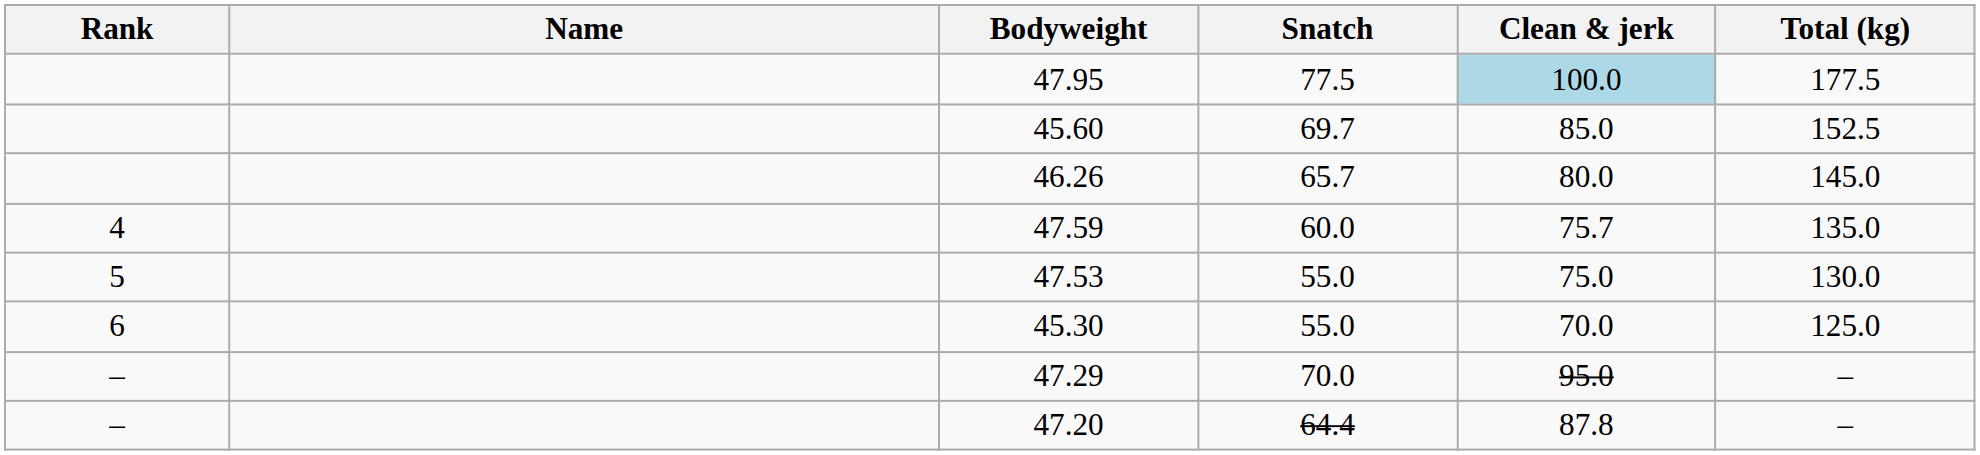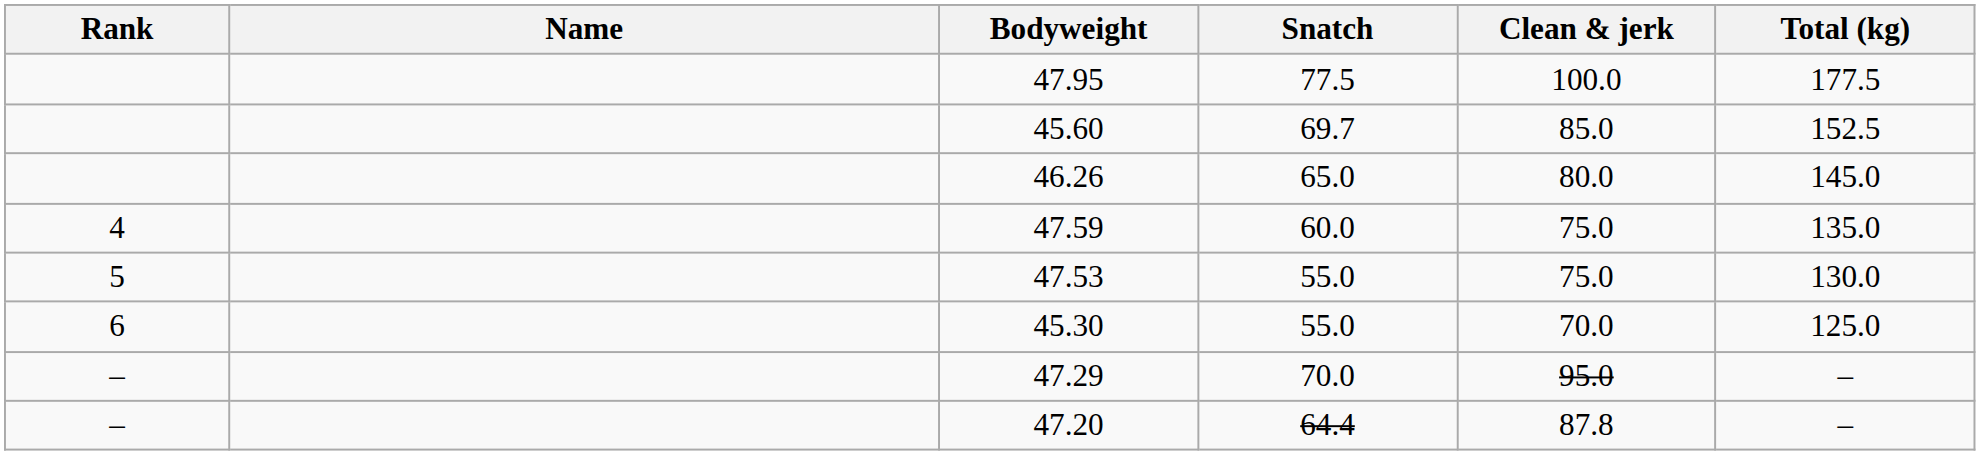(1586, 78) lightblue background -> (1586, 78) no background
(1328, 177) 65.7 -> (1328, 177) 65.0
(1586, 227) 75.7 -> (1586, 227) 75.0
